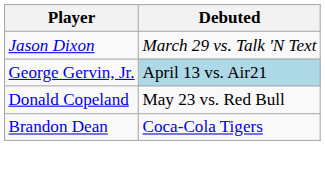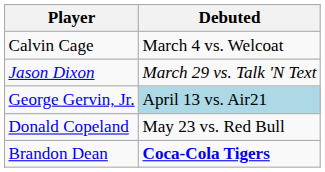+ row: (51, 45)
(203, 126) normal -> (206, 153) bold
